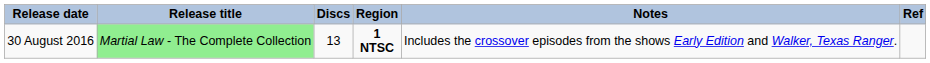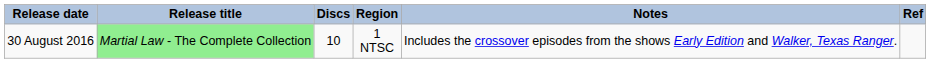(334, 41) 13 -> (334, 41) 10
(377, 41) bold -> (377, 41) normal
